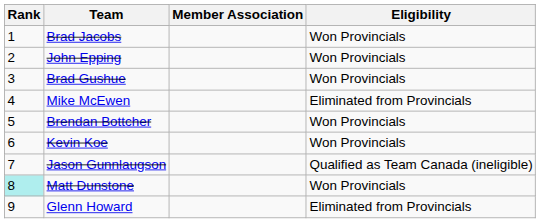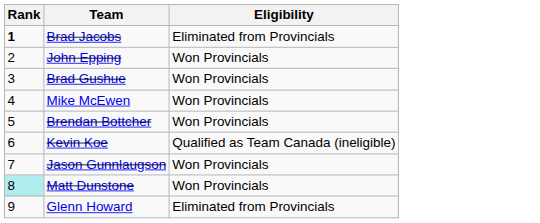- column: (238, 15)
(11, 36) normal -> (11, 36) bold
(358, 36) Won Provincials -> (253, 36) Eliminated from Provincials
(391, 100) Eliminated from Provincials -> (220, 100) Won Provincials
(358, 143) Won Provincials -> (284, 143) Qualified as Team Canada (ineligible)
(421, 164) Qualified as Team Canada (ineligible) -> (220, 164) Won Provincials
